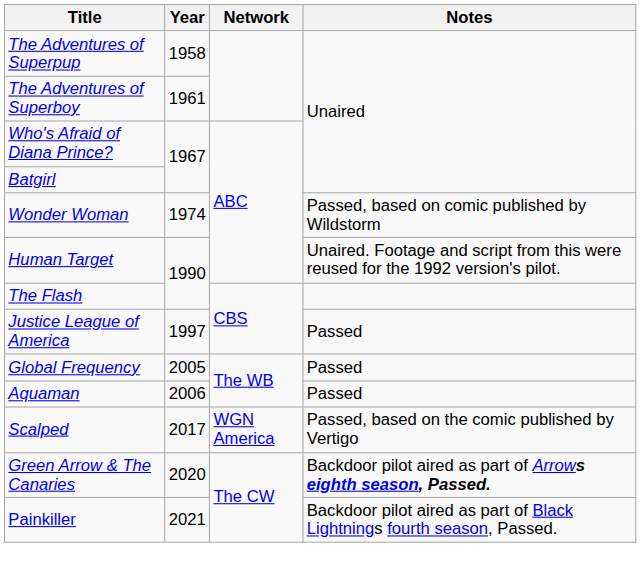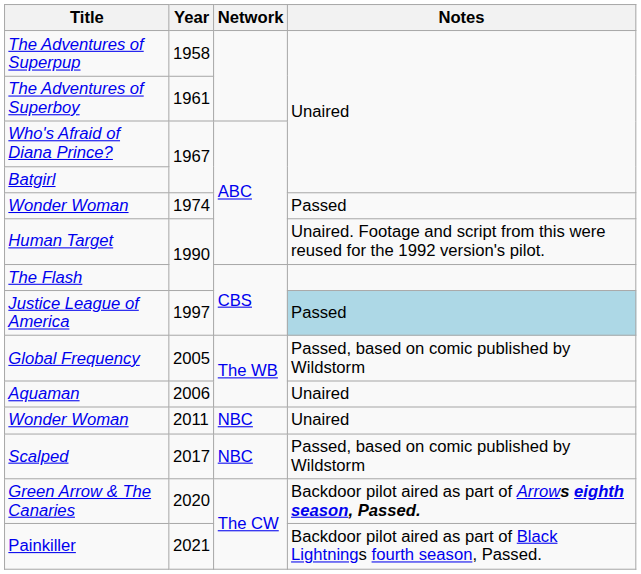(446, 215) Passed, based on comic published by Wildstorm -> (319, 205) Passed
(334, 331) no background -> (319, 313) lightblue background
(334, 367) Passed -> (431, 358) Passed, based on comic published by Wildstorm
(334, 393) Passed -> (320, 393) Unaired
+ row: (68, 420)
(244, 429) WGN America -> (235, 456) NBC
(460, 429) Passed, based on the comic published by Vertigo -> (431, 456) Passed, based on comic published by Wildstorm
